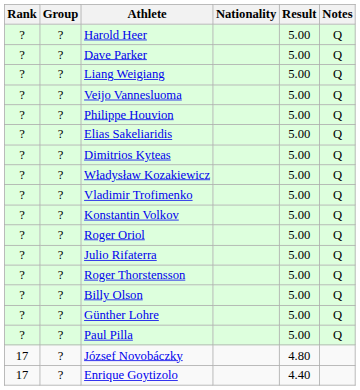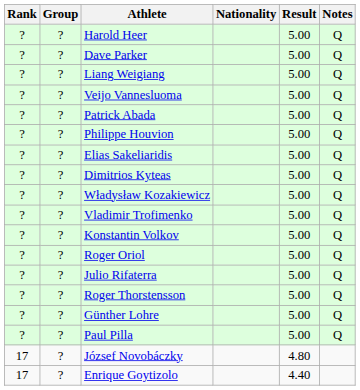+ row: (120, 114)
- row: (113, 295)
